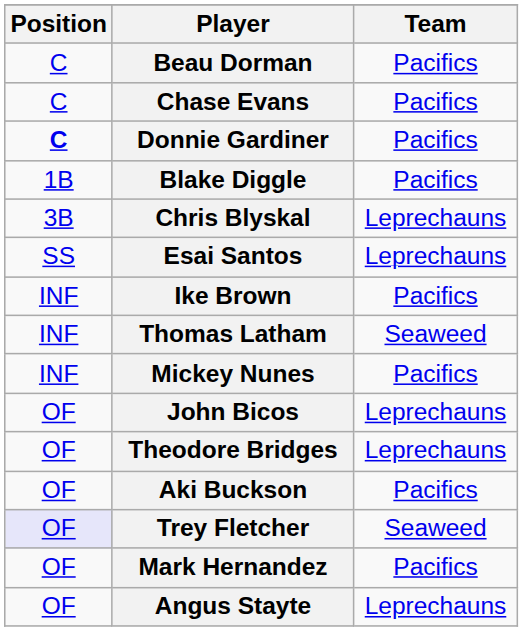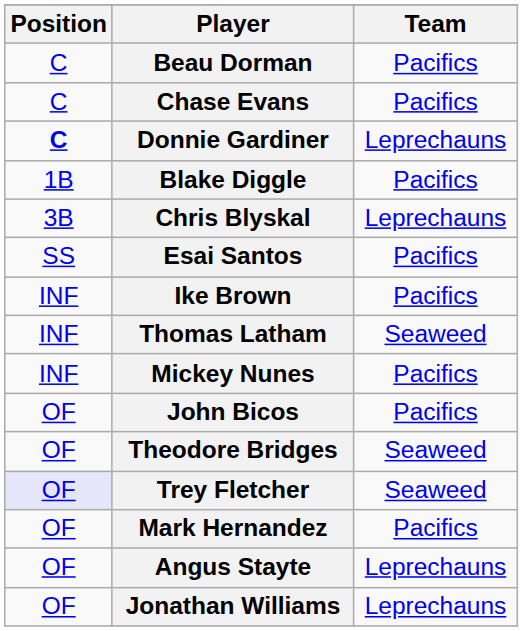(436, 140) Pacifics -> (436, 140) Leprechauns
(436, 256) Leprechauns -> (436, 256) Pacifics
(436, 412) Leprechauns -> (436, 412) Pacifics
(436, 450) Leprechauns -> (436, 450) Seaweed
- row: (233, 489)
+ row: (233, 606)
